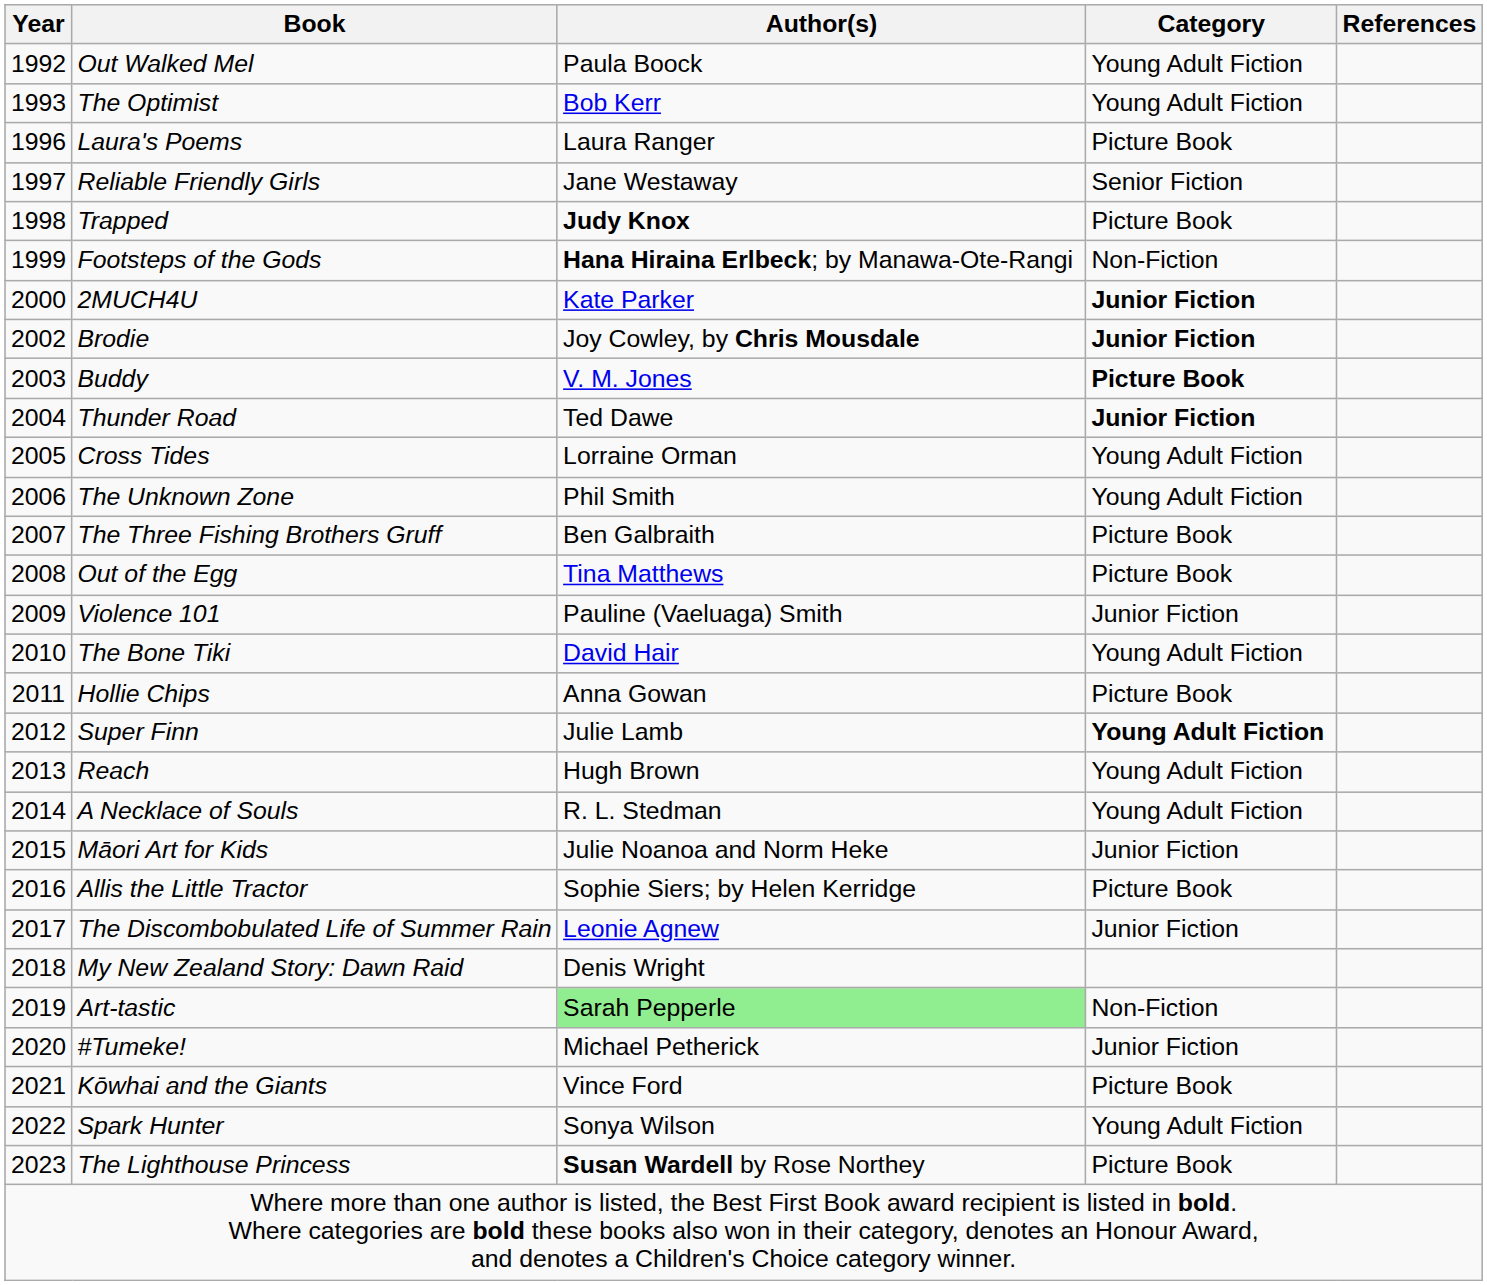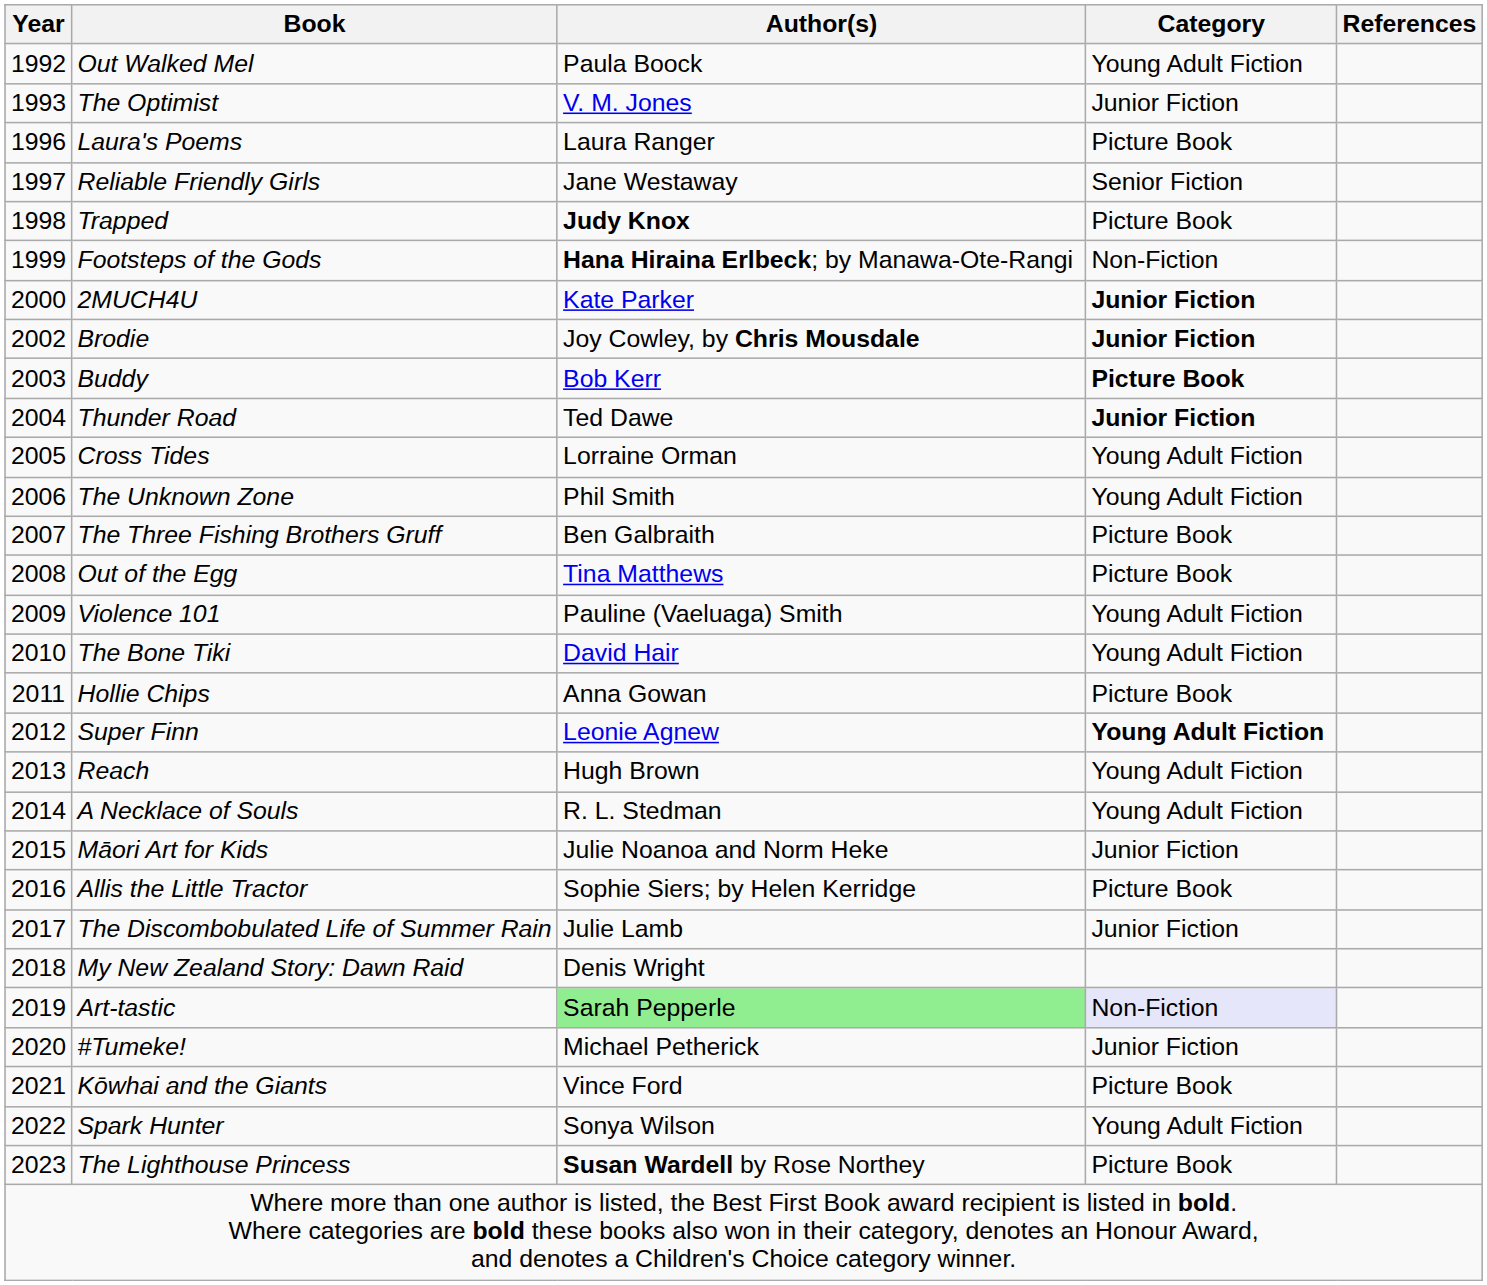(612, 102) Bob Kerr -> (627, 102) V. M. Jones
(1197, 102) Young Adult Fiction -> (1165, 102) Junior Fiction
(627, 378) V. M. Jones -> (612, 378) Bob Kerr
(1165, 614) Junior Fiction -> (1197, 614) Young Adult Fiction
(623, 732) Julie Lamb -> (641, 732) Leonie Agnew
(641, 928) Leonie Agnew -> (623, 928) Julie Lamb
(1155, 1007) no background -> (1155, 1007) lavender background
